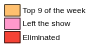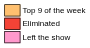rows swapped: (41, 37) <-> (46, 24)
